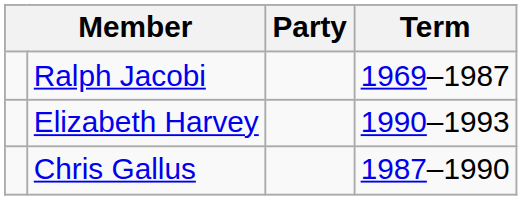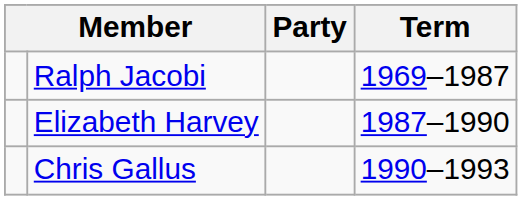(435, 122) 1990–1993 -> (435, 122) 1987–1990
(435, 169) 1987–1990 -> (435, 169) 1990–1993
